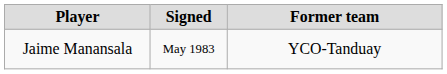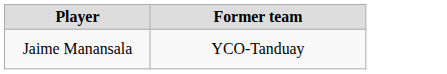- column: (189, 17)
